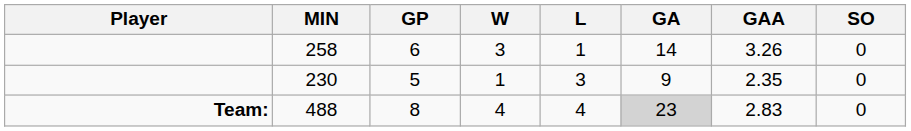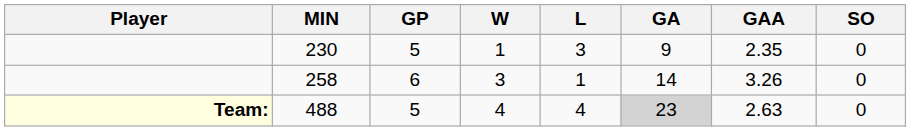rows swapped: (321, 49) <-> (321, 79)
(241, 110) no background -> (241, 110) lightyellow background
(415, 110) 8 -> (415, 110) 5
(764, 110) 2.83 -> (764, 110) 2.63
